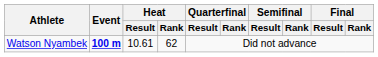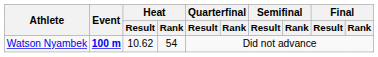(140, 44) 10.61 -> (140, 44) 10.62
(172, 44) 62 -> (172, 44) 54
